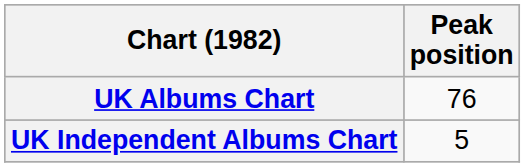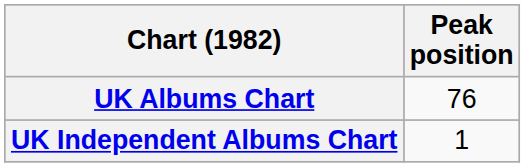(462, 140) 5 -> (462, 140) 1
